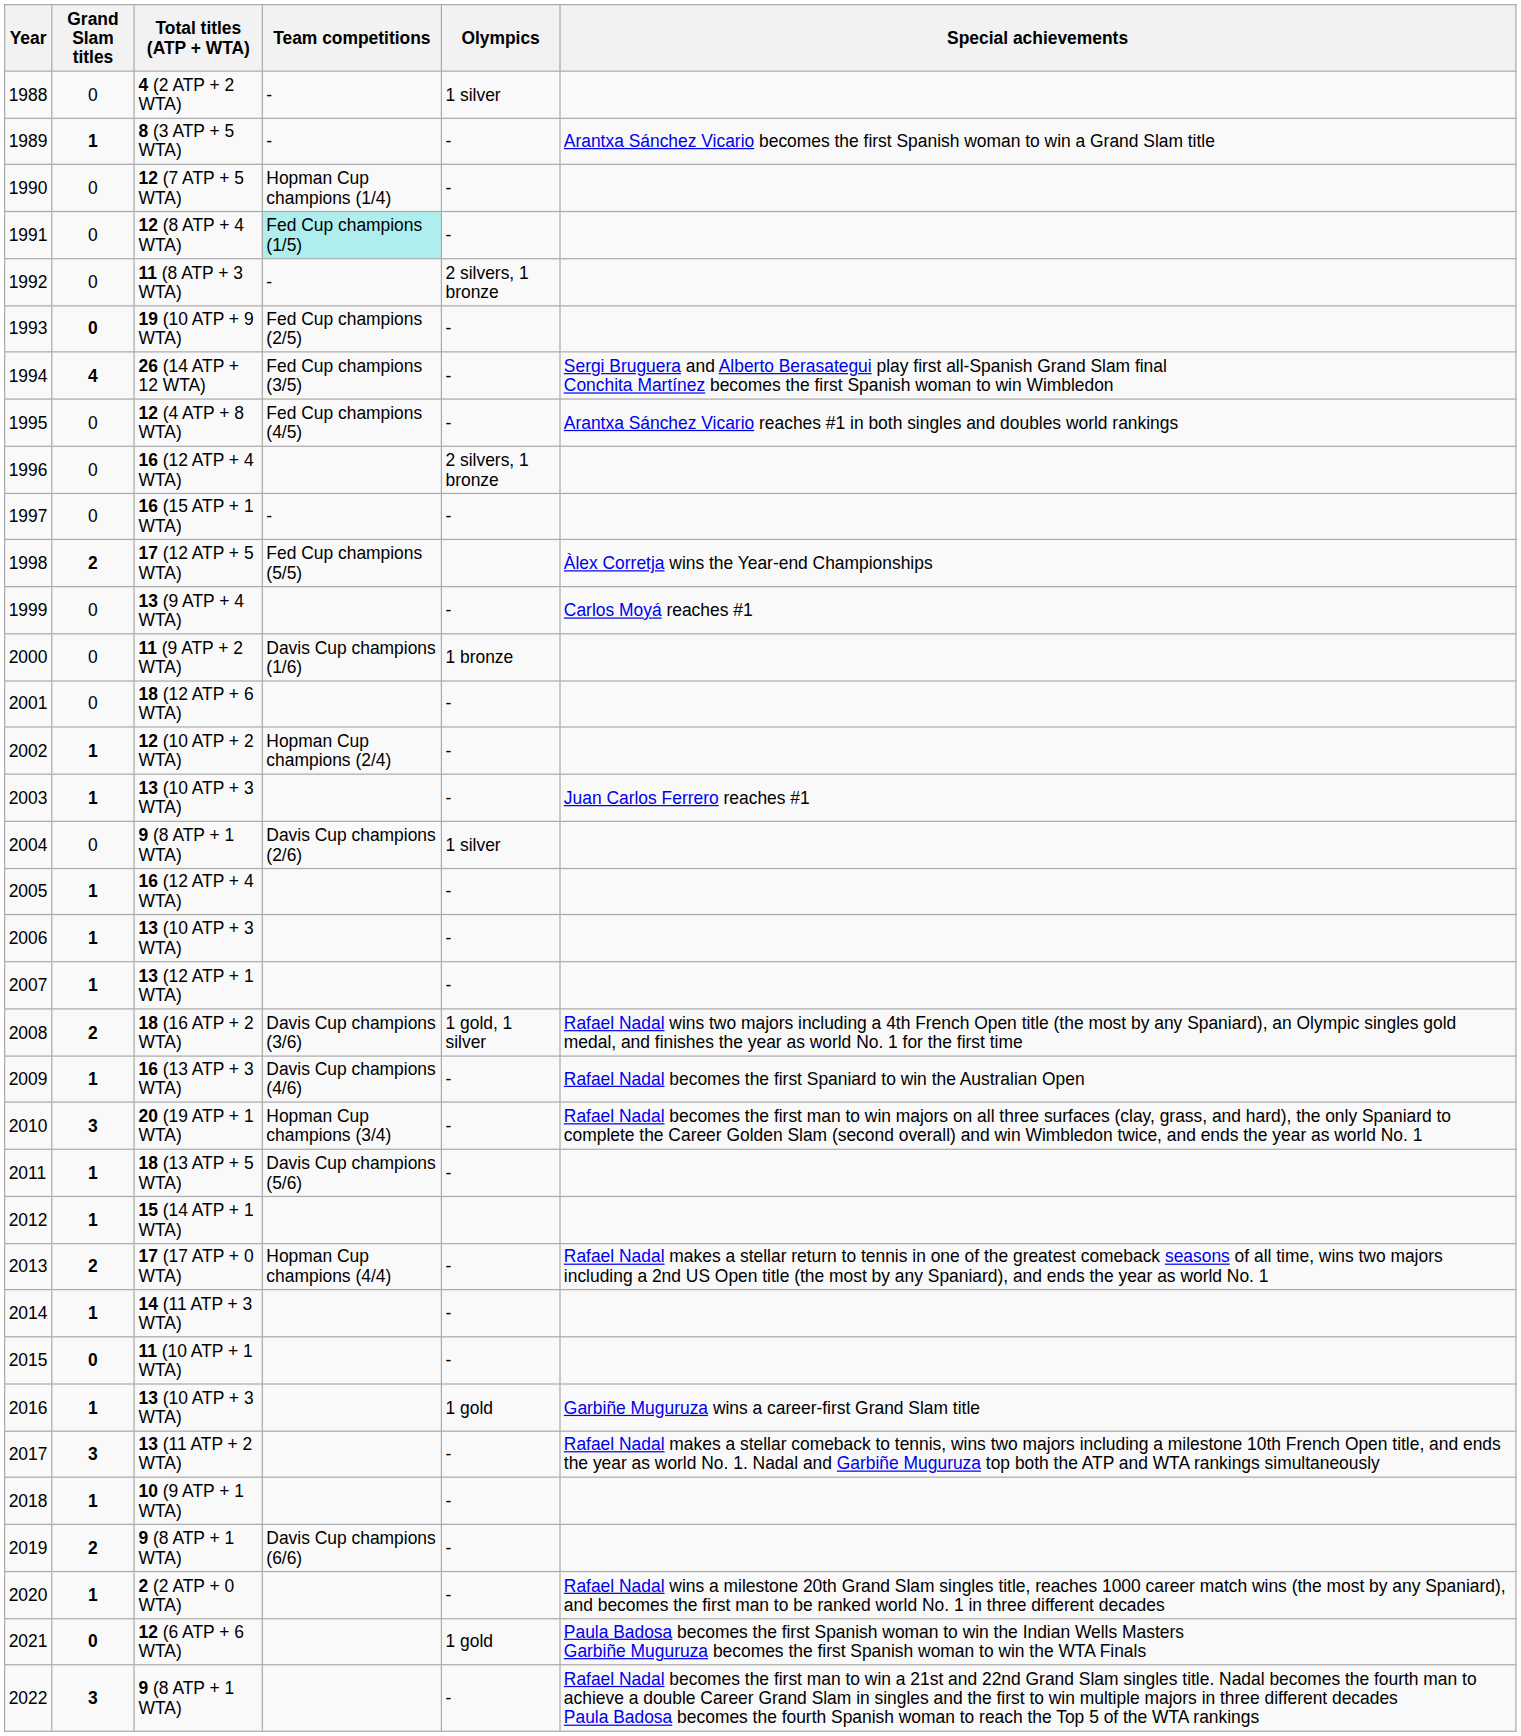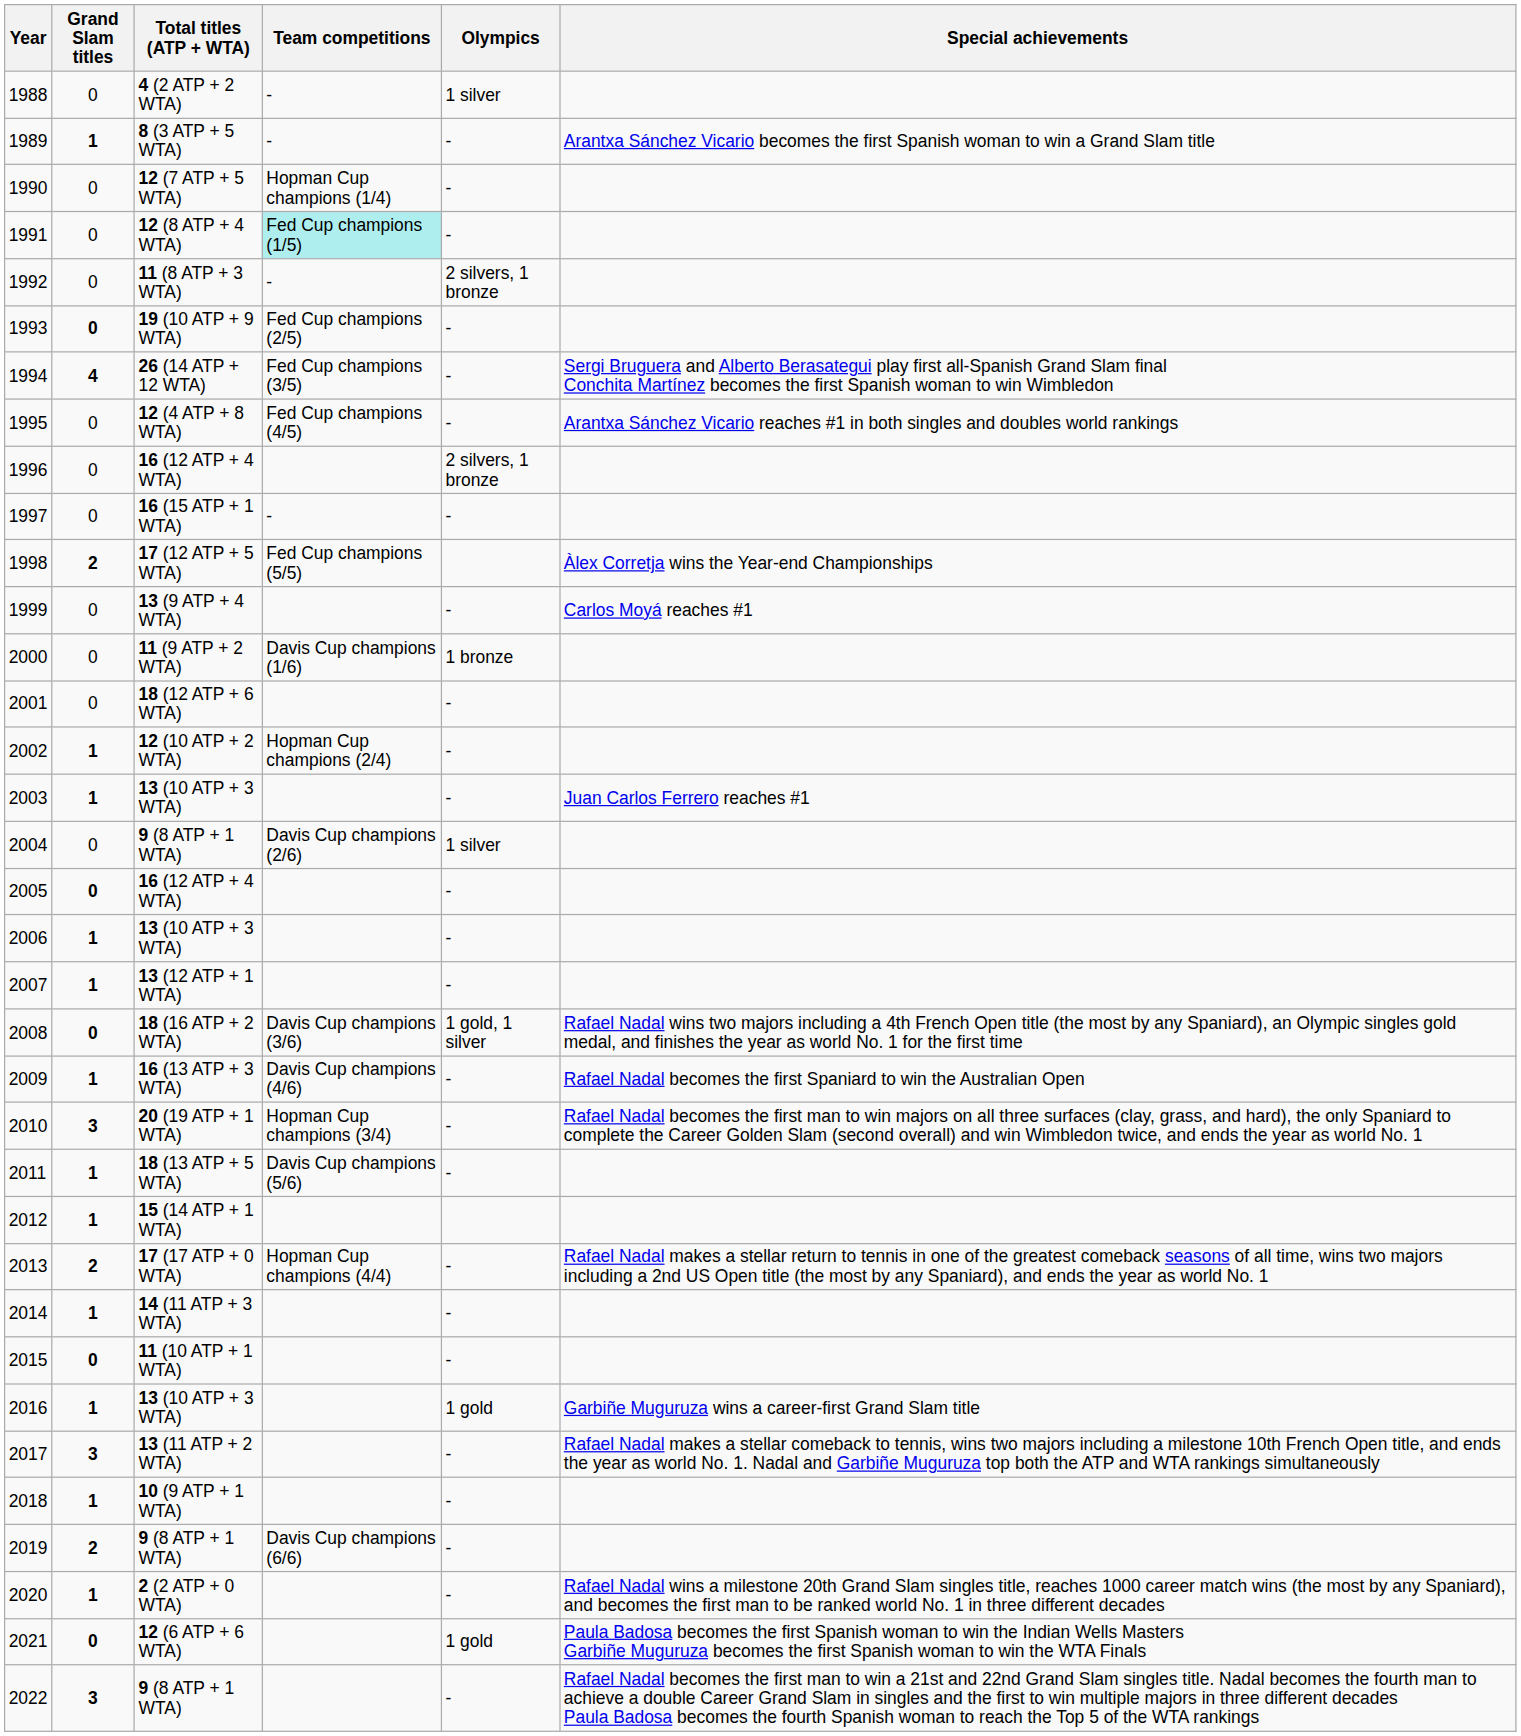(93, 892) 1 -> (93, 892) 0
(93, 1032) 2 -> (93, 1032) 0
